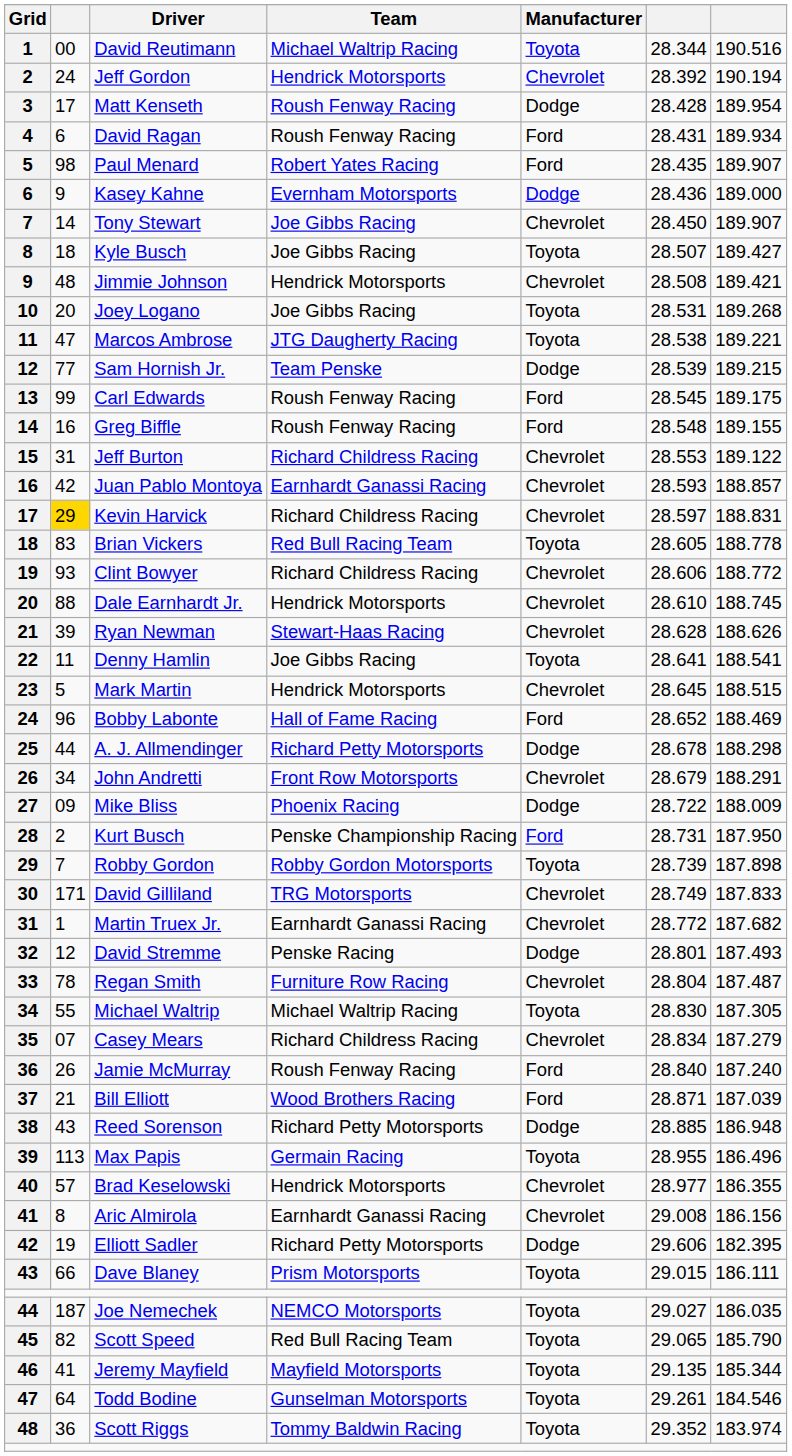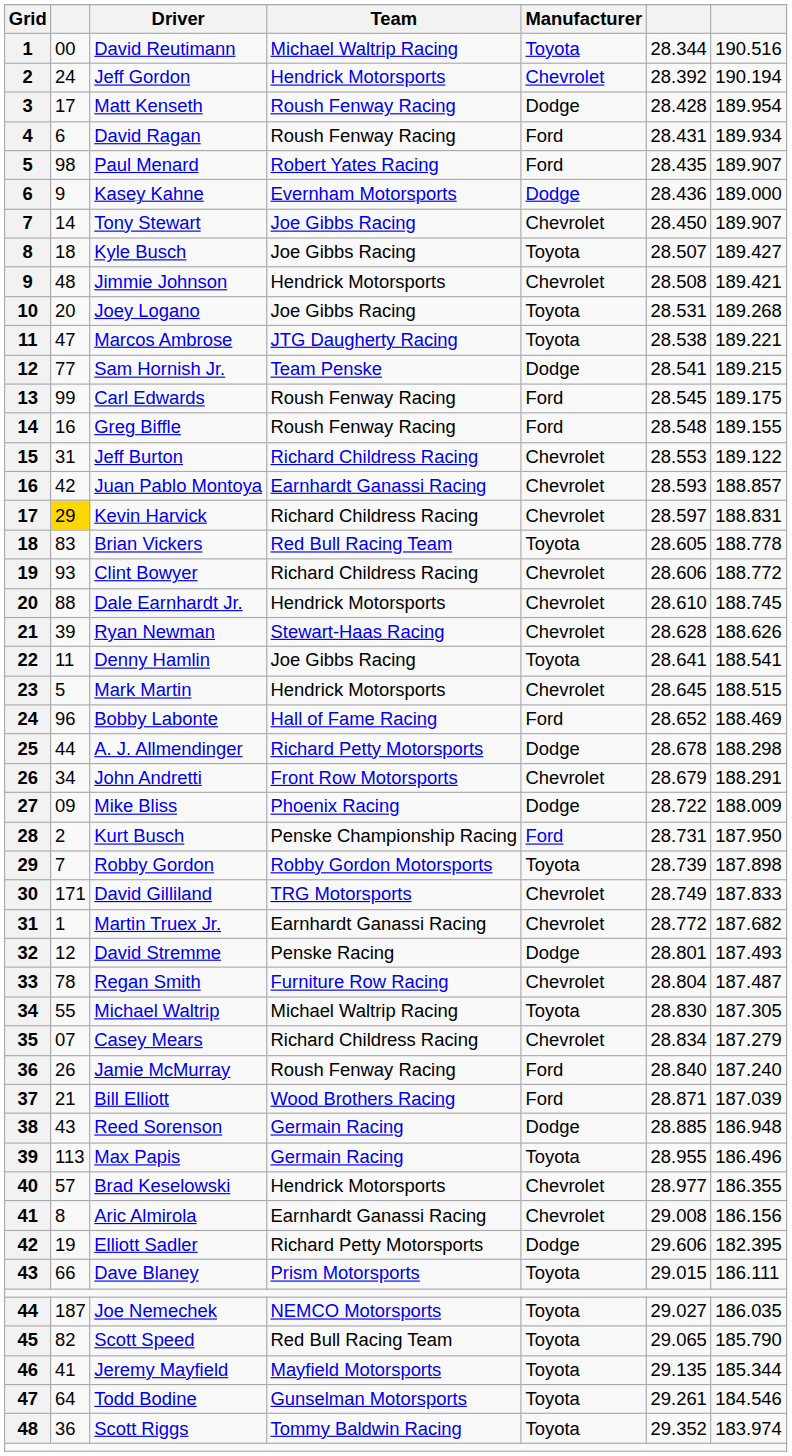(679, 369) 28.539 -> (679, 369) 28.541
(377, 1127) Richard Petty Motorsports -> (337, 1127) Germain Racing
